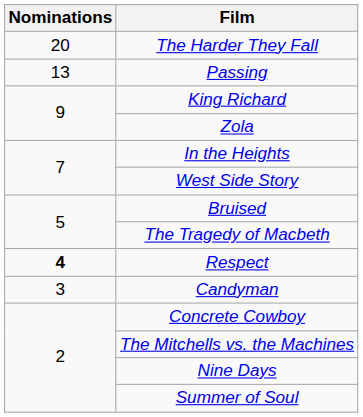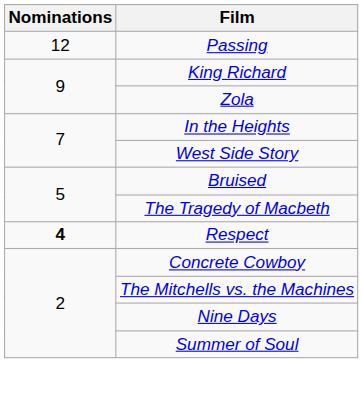- row: (237, 45)
(60, 72) 13 -> (60, 45) 12
- row: (237, 289)
